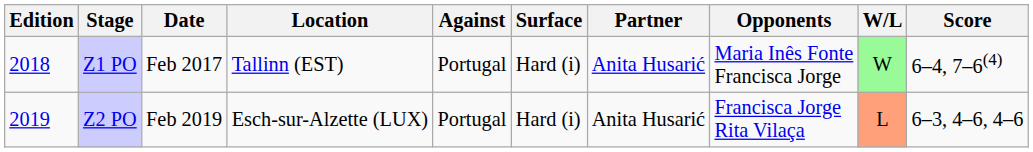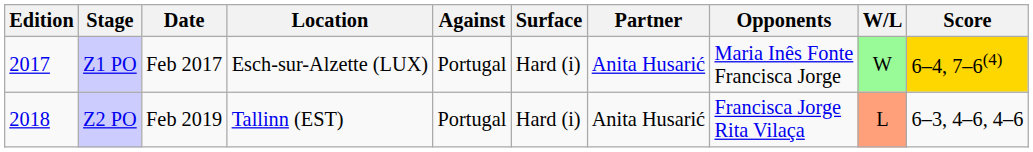(30, 64) 2018 -> (30, 64) 2017
(288, 64) Tallinn (EST) -> (330, 64) Esch-sur-Alzette (LUX)
(957, 64) no background -> (957, 64) gold background
(30, 119) 2019 -> (30, 119) 2018
(330, 119) Esch-sur-Alzette (LUX) -> (288, 119) Tallinn (EST)
